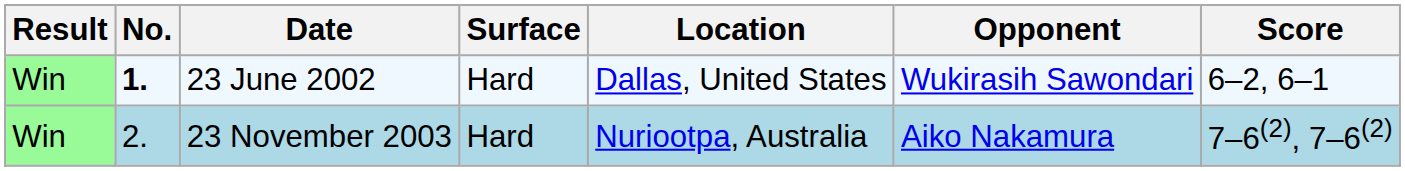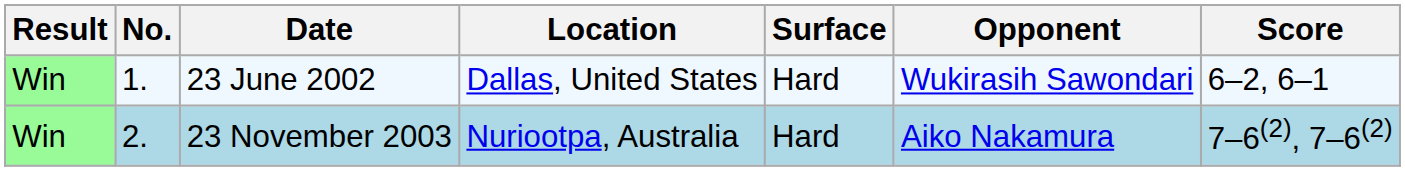columns swapped: (741, 29) <-> (524, 29)
(135, 79) bold -> (135, 79) normal
